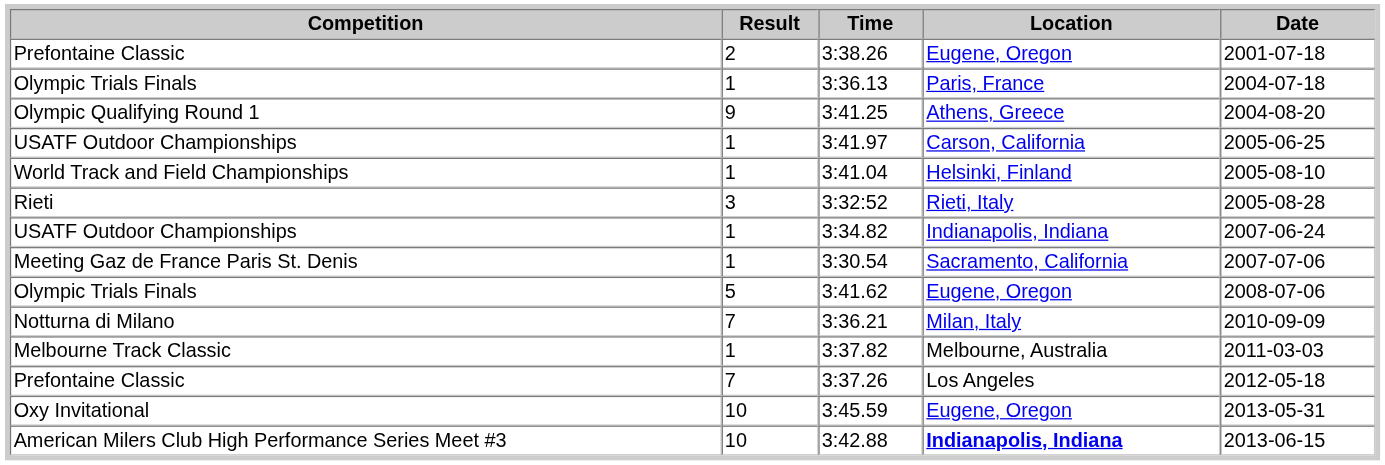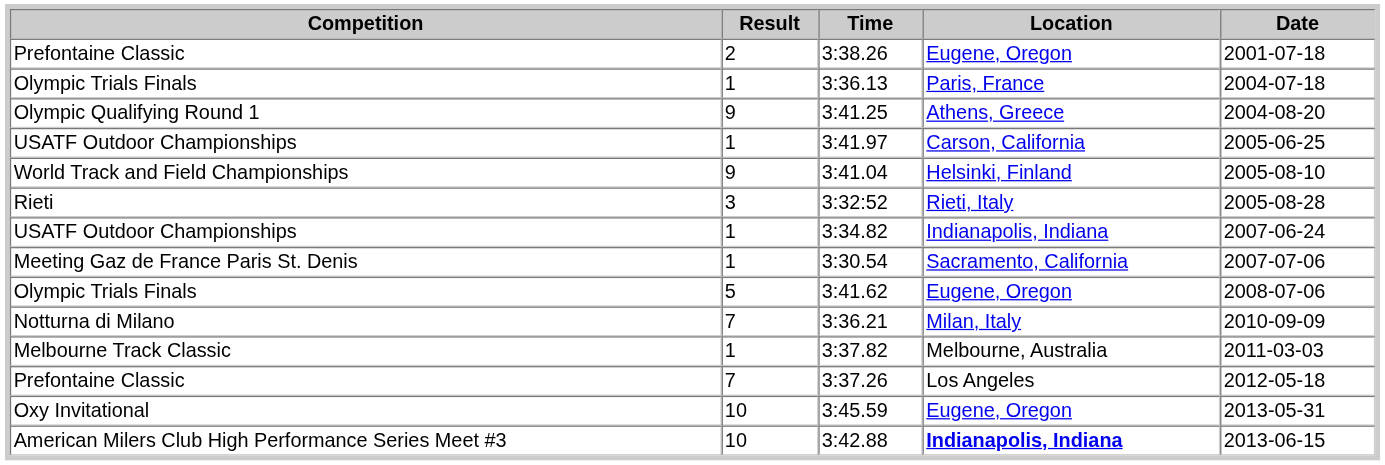(730, 172) 1 -> (730, 172) 9
